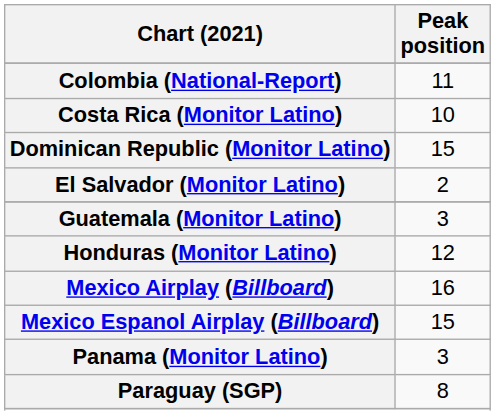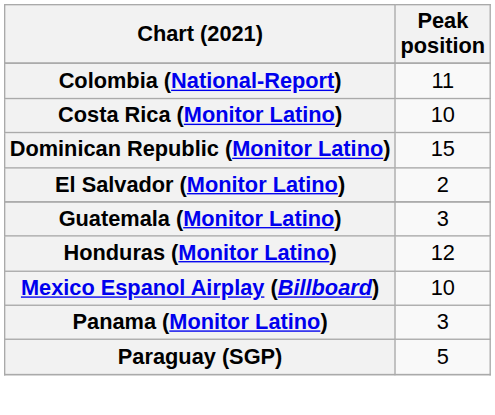- row: (200, 287)
(443, 322) 15 -> (443, 287) 10
(443, 391) 8 -> (443, 356) 5
